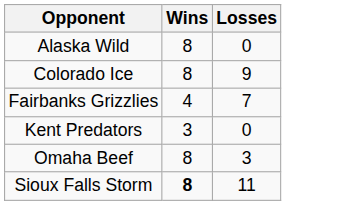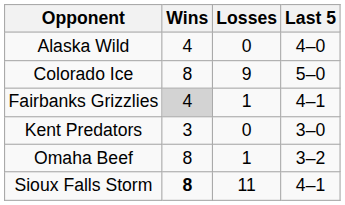+ column: (311, 18)
(187, 46) 8 -> (187, 46) 4
(187, 102) no background -> (187, 102) lightgrey background
(247, 102) 7 -> (247, 102) 1
(247, 158) 3 -> (247, 158) 1
